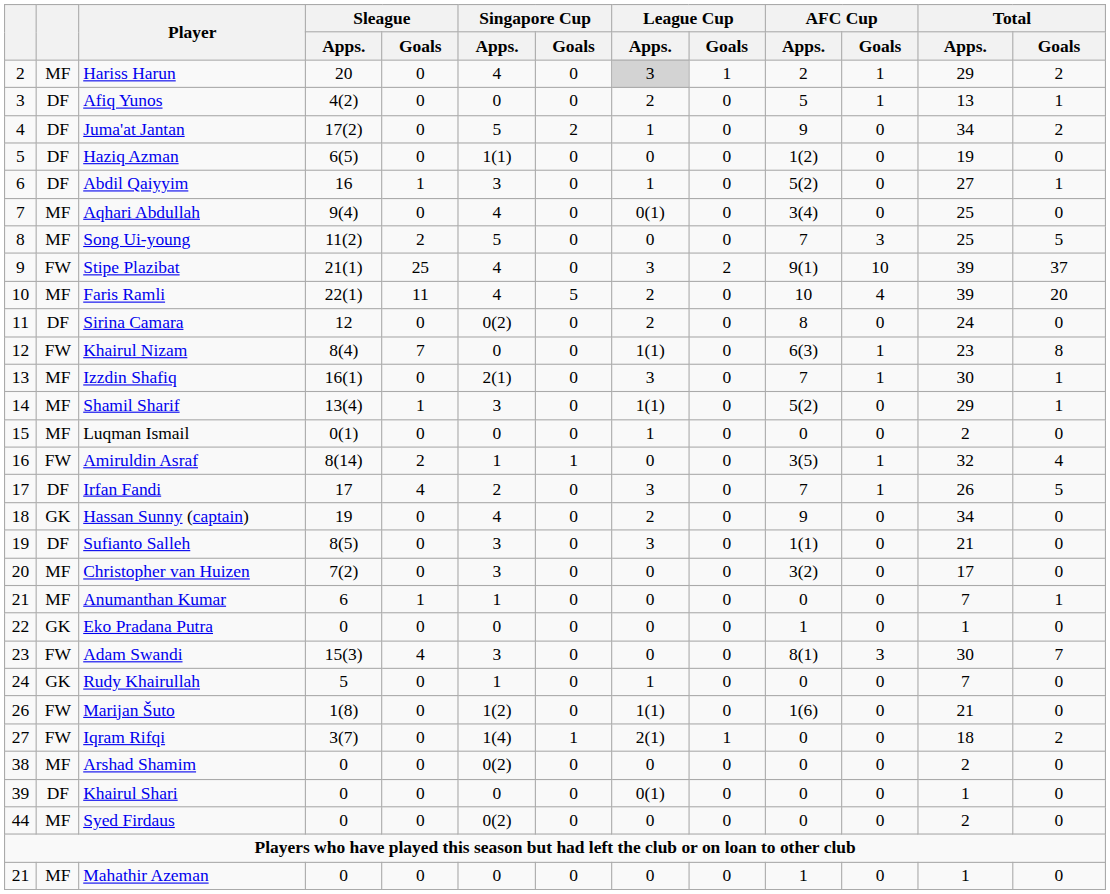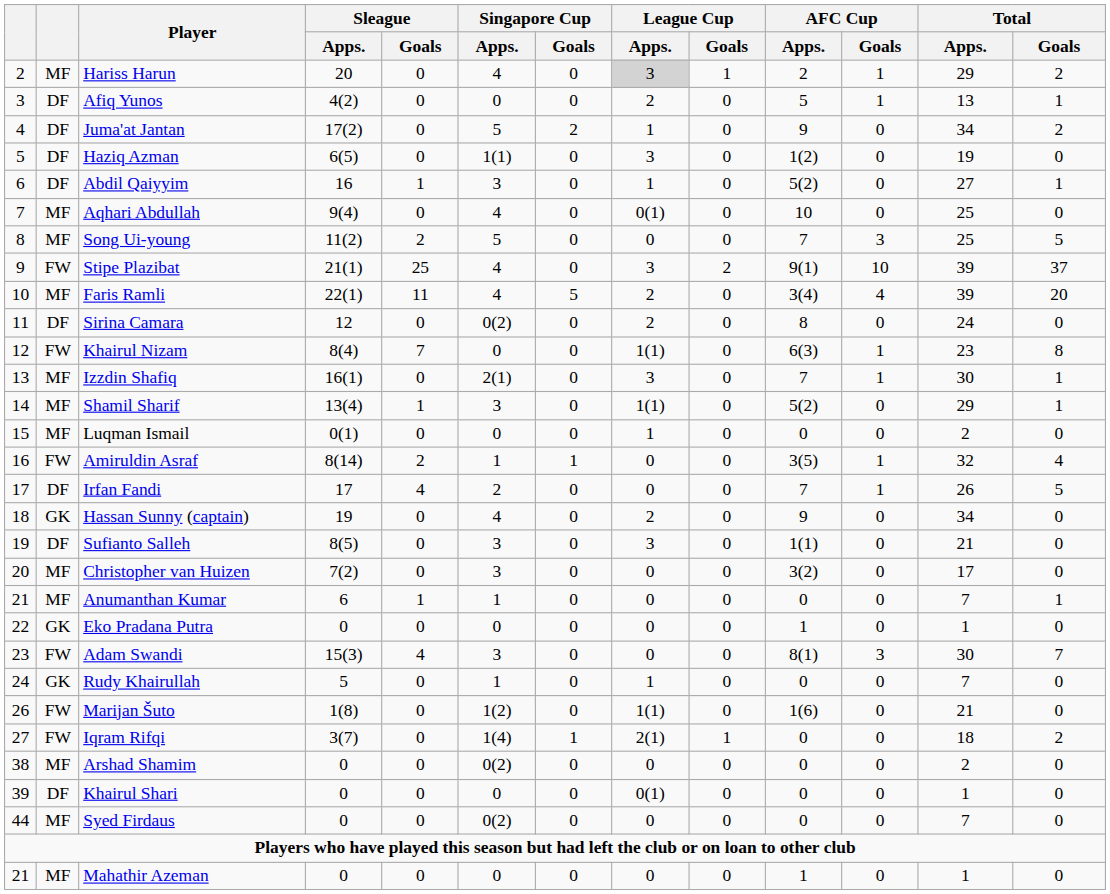(650, 156) 0 -> (650, 156) 3
(803, 211) 3(4) -> (803, 211) 10
(803, 294) 10 -> (803, 294) 3(4)
(650, 488) 3 -> (650, 488) 0
(965, 820) 2 -> (965, 820) 7
